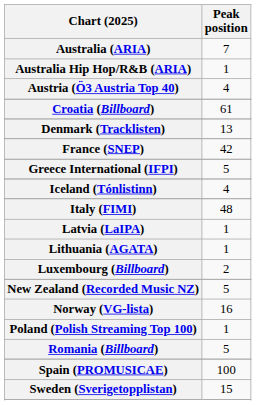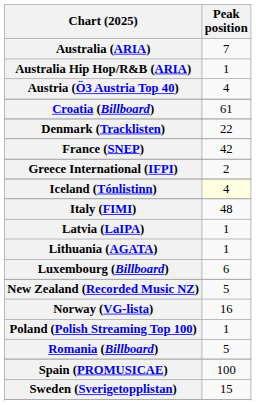(226, 128) 13 -> (226, 128) 22
(226, 169) 5 -> (226, 169) 2
(226, 189) no background -> (226, 189) lightyellow background
(226, 269) 2 -> (226, 269) 6
